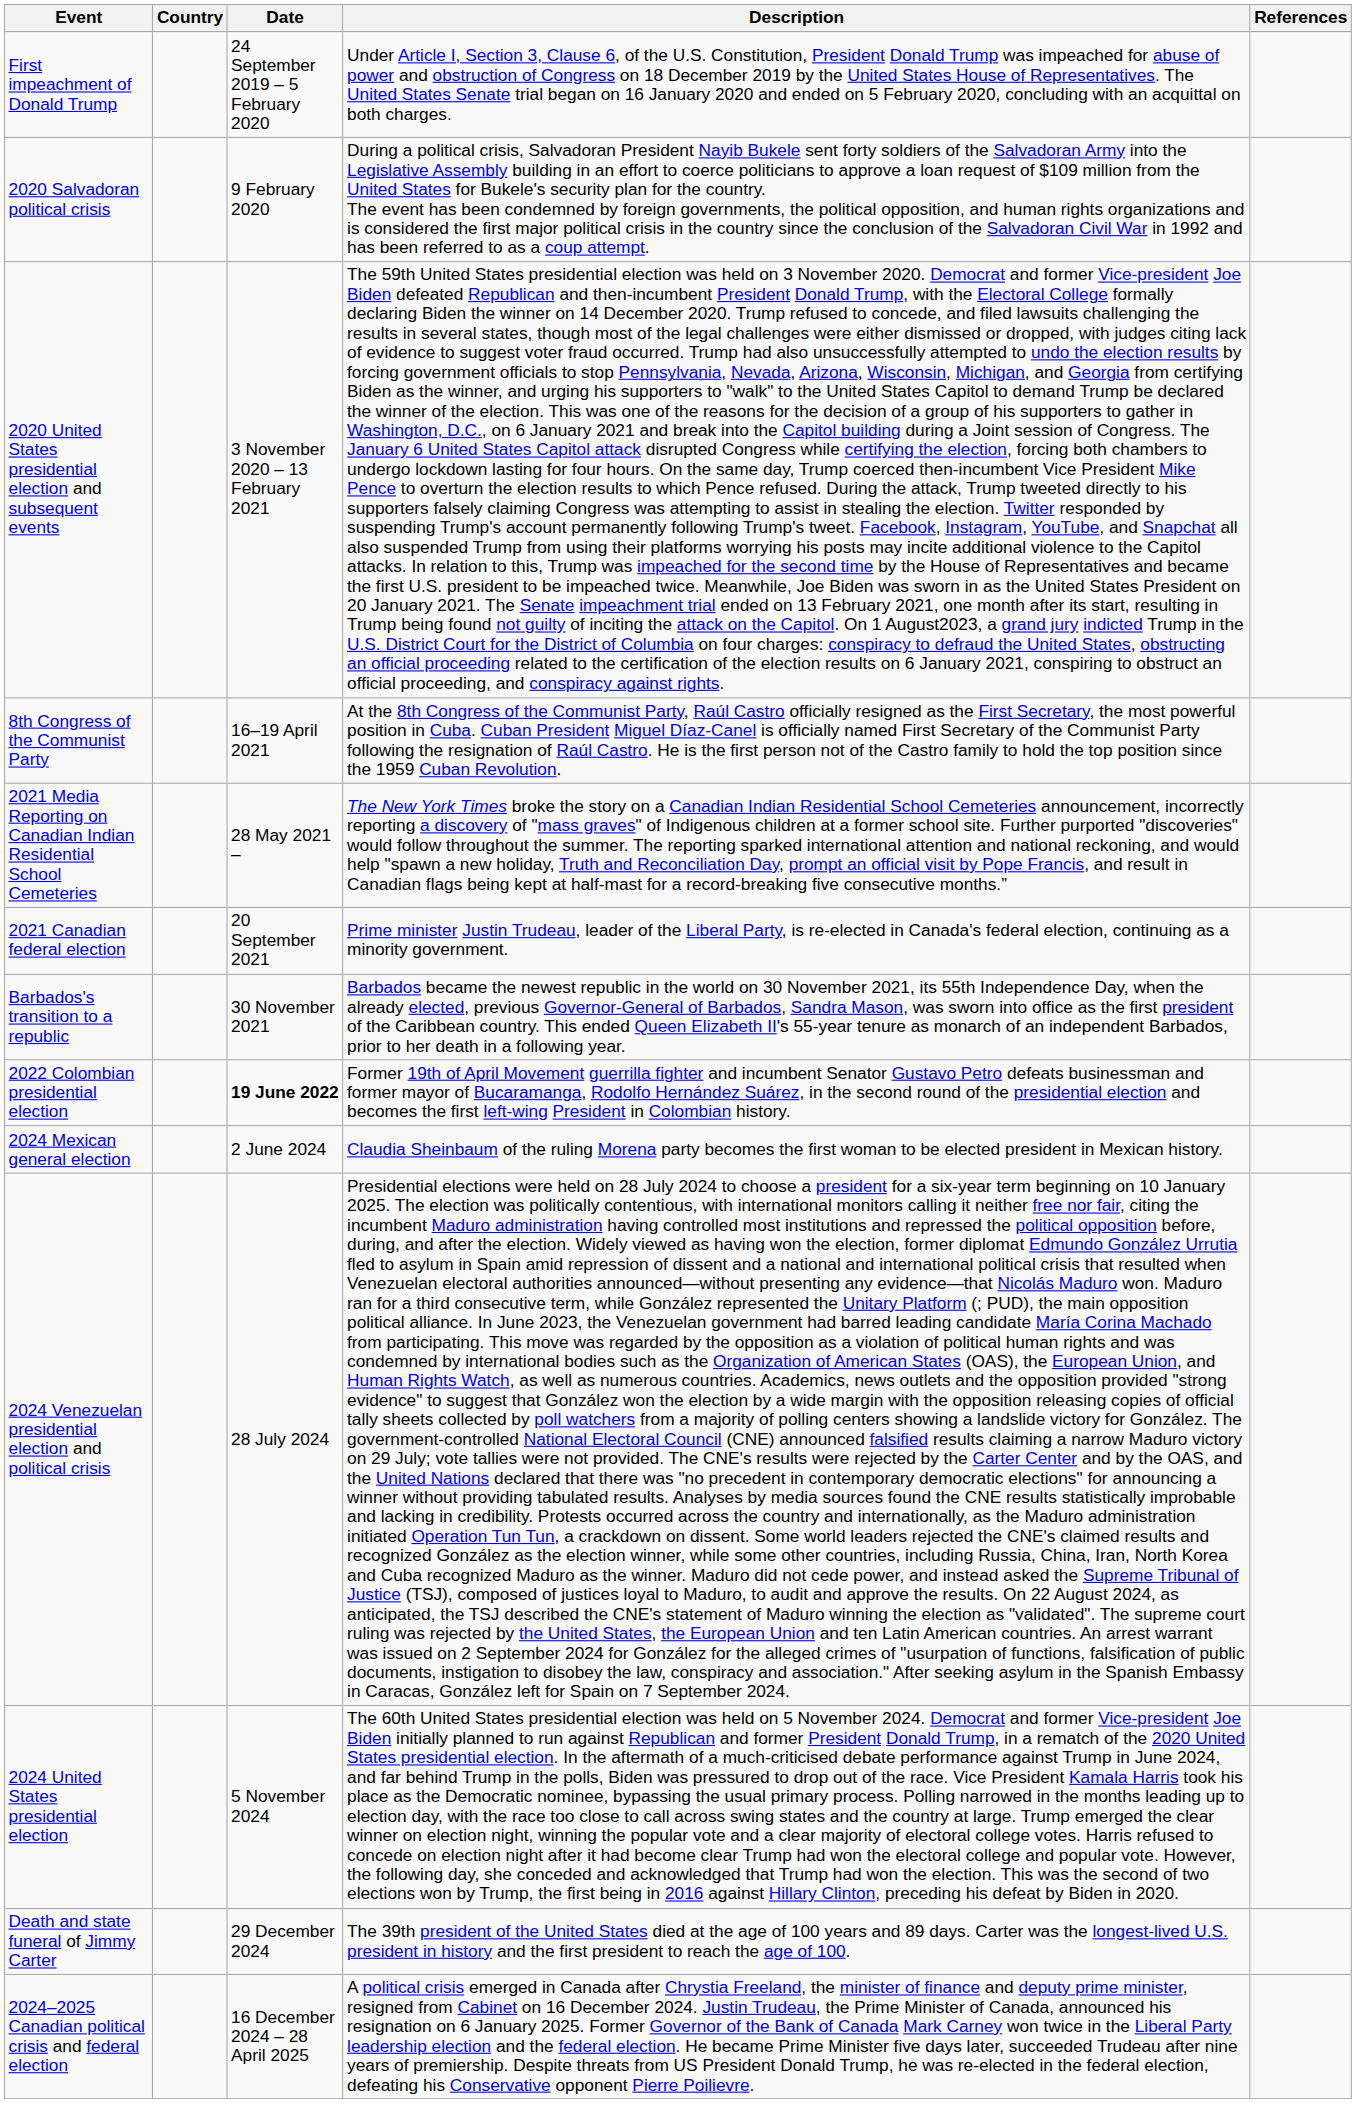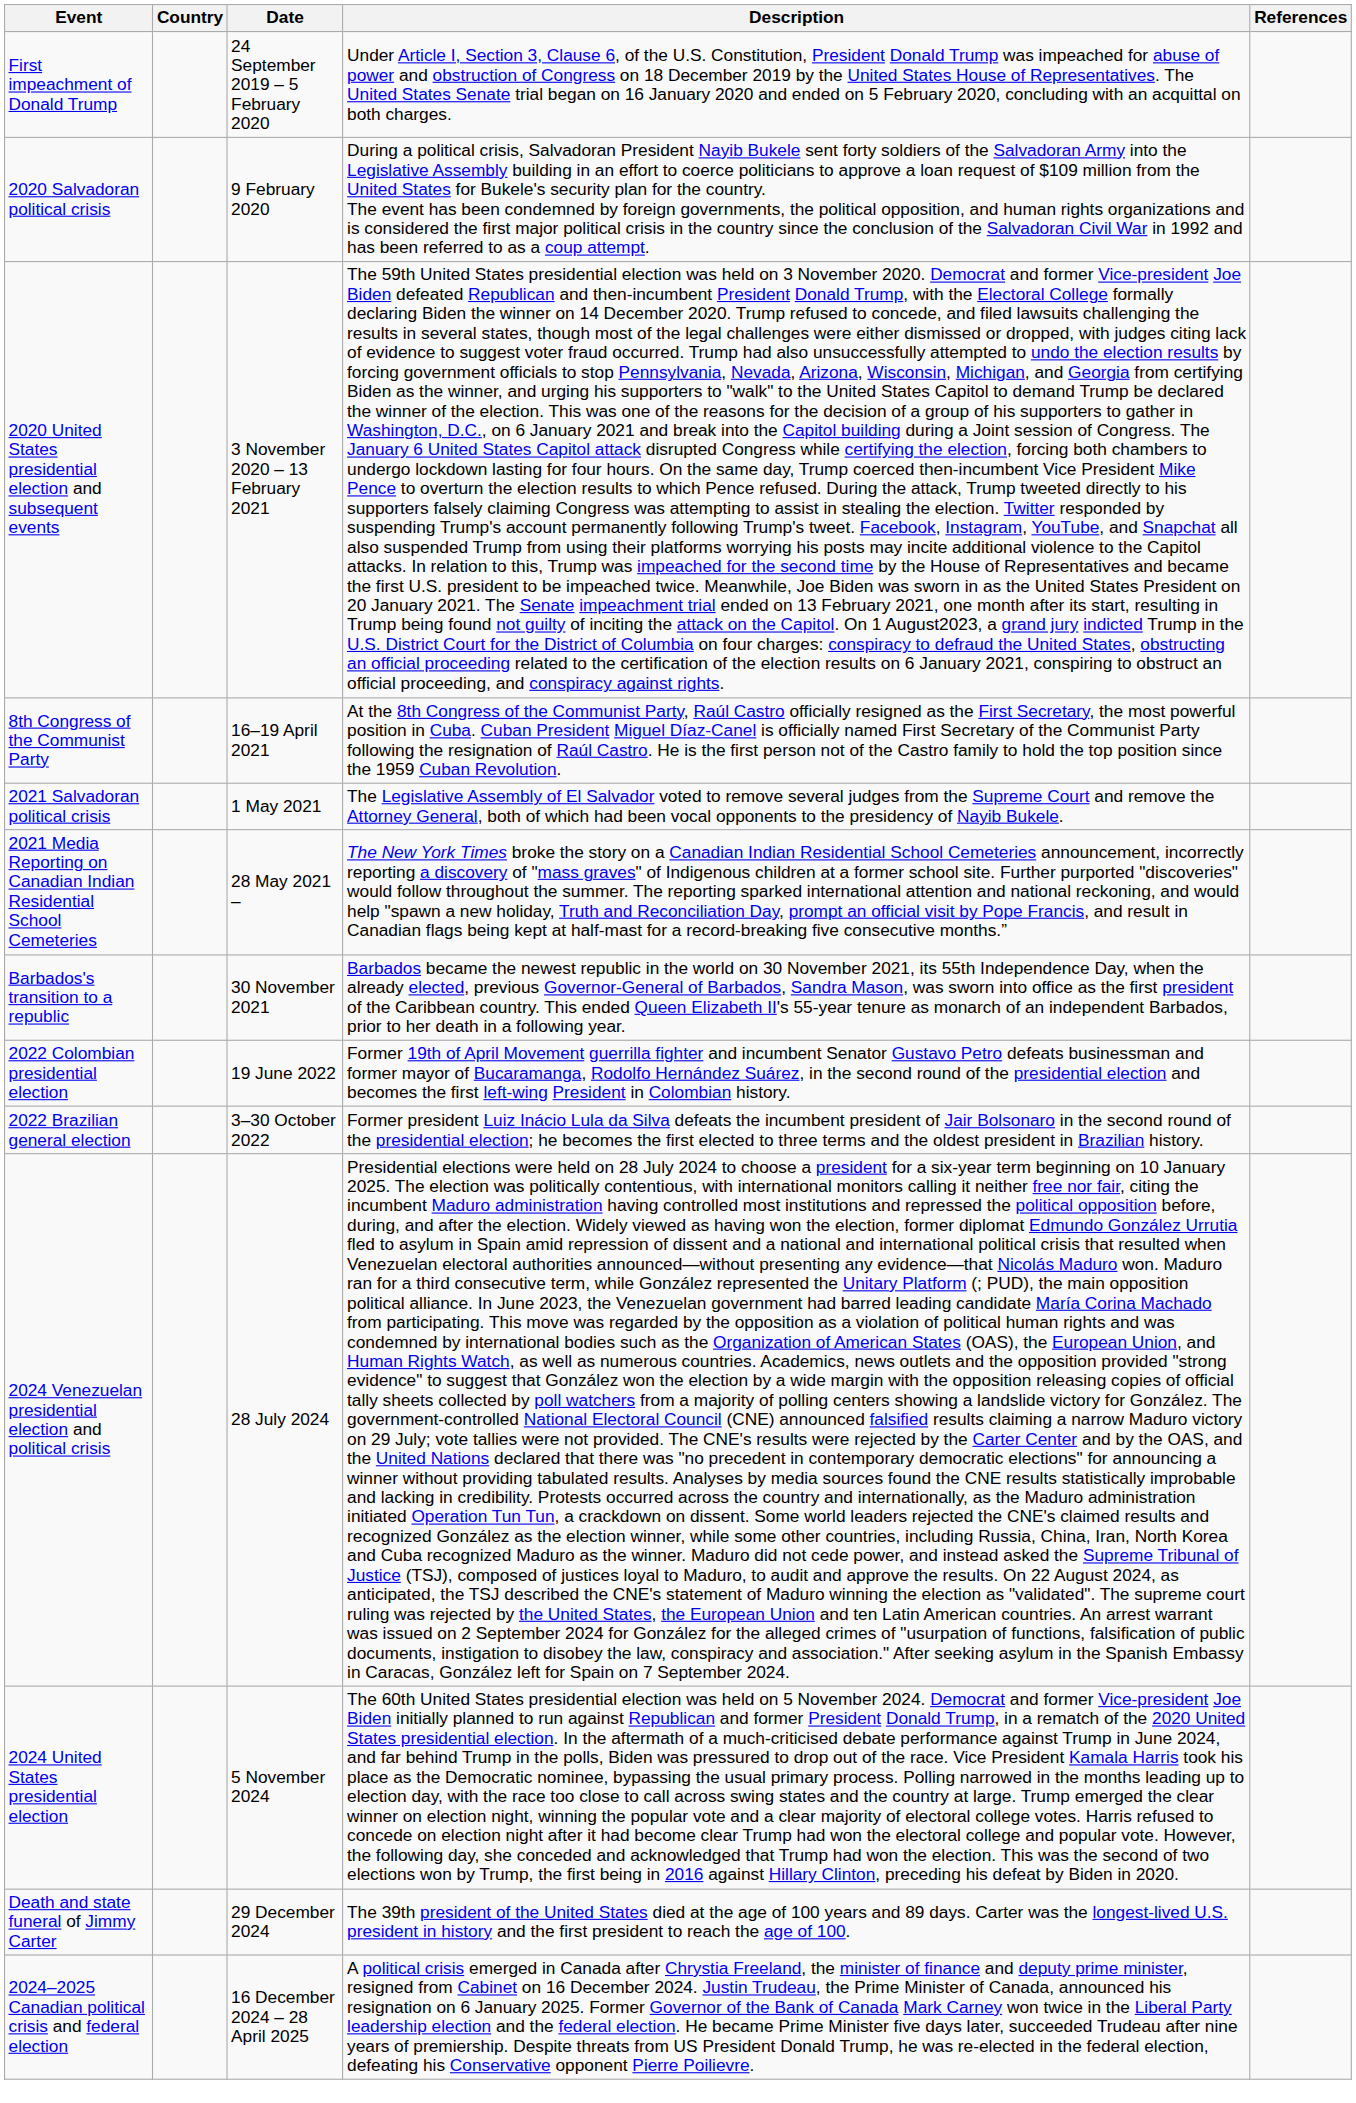+ row: (74, 806)
- row: (67, 940)
(285, 1092) bold -> (283, 1073) normal
+ row: (70, 1129)
- row: (70, 1149)
